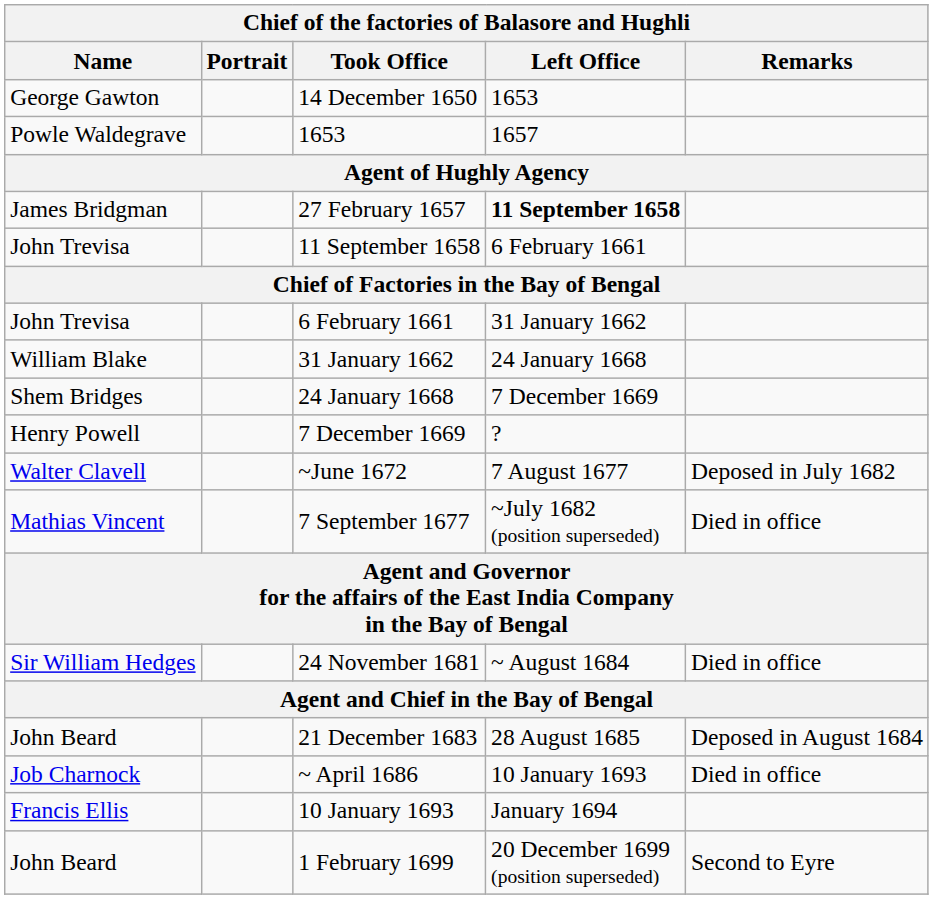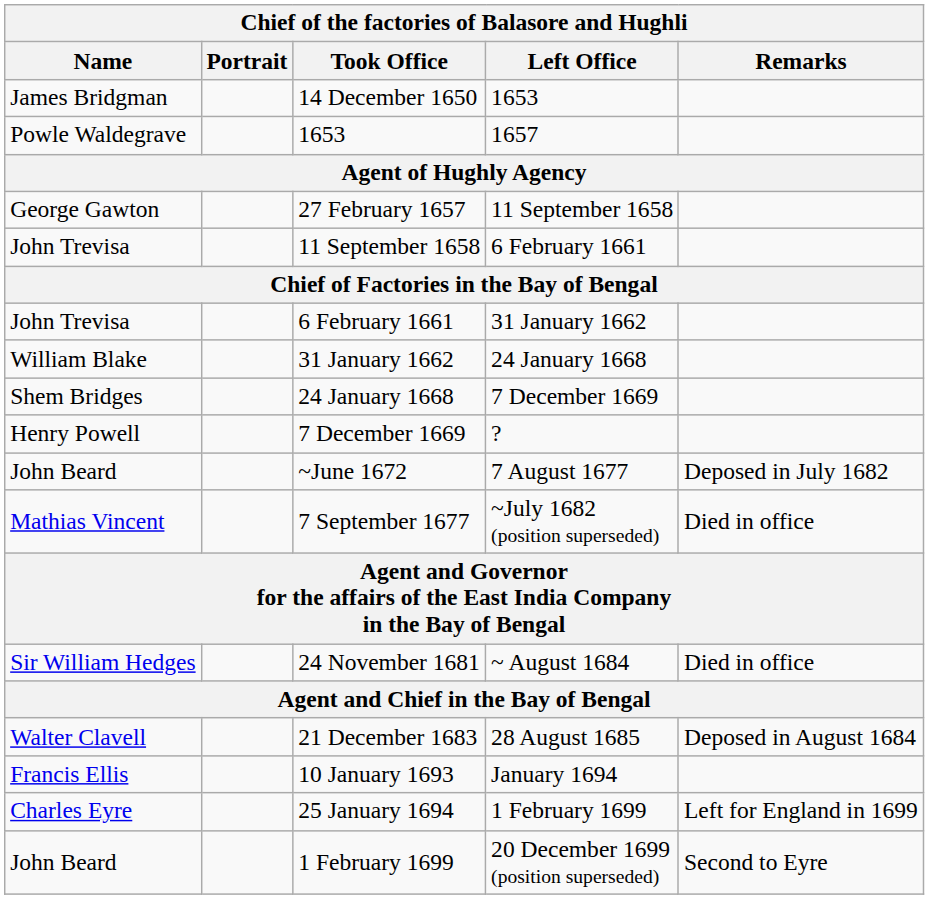(85, 97) George Gawton -> (89, 97) James Bridgman
(89, 209) James Bridgman -> (85, 209) George Gawton
(586, 209) bold -> (582, 209) normal
(78, 470) Walter Clavell -> (63, 470) John Beard
(63, 736) John Beard -> (78, 736) Walter Clavell
- row: (358, 773)
+ row: (376, 811)
